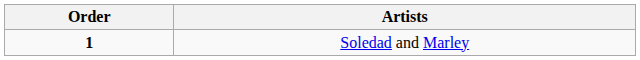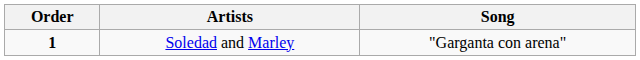+ column: (498, 17)
